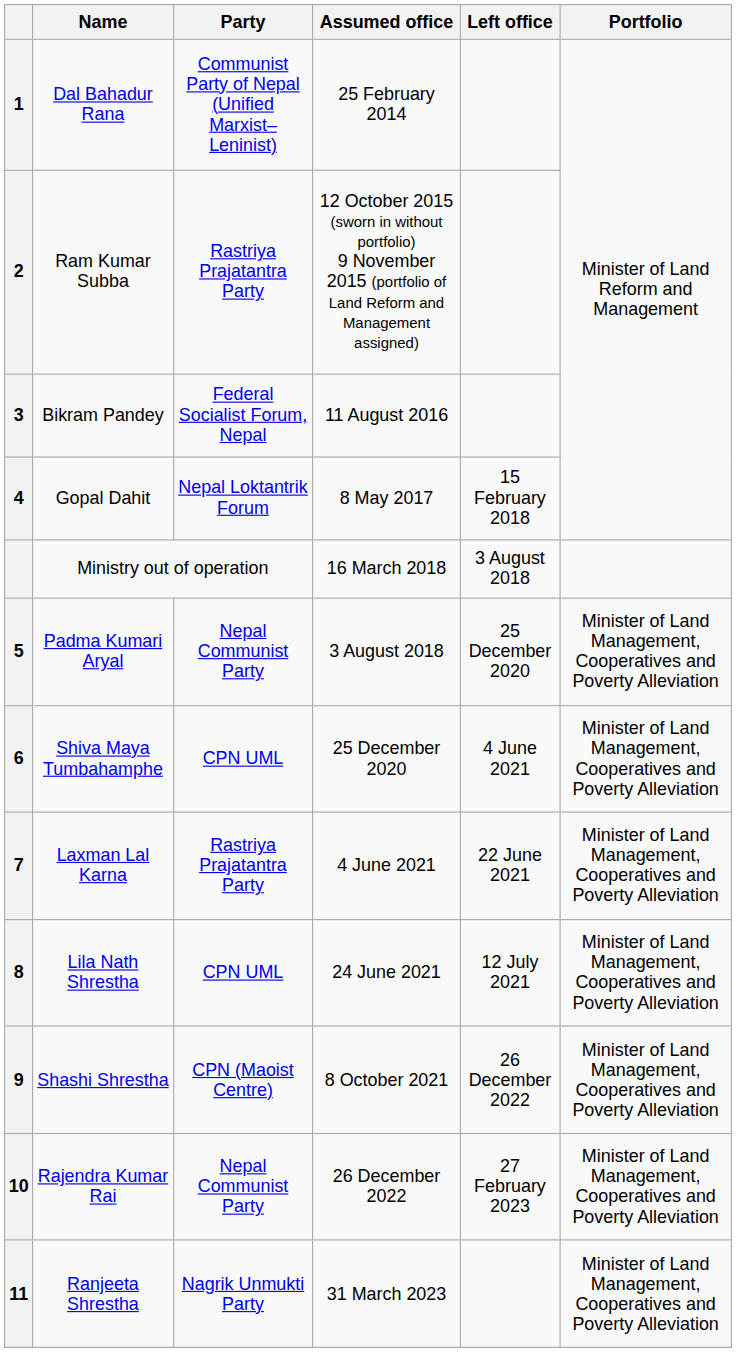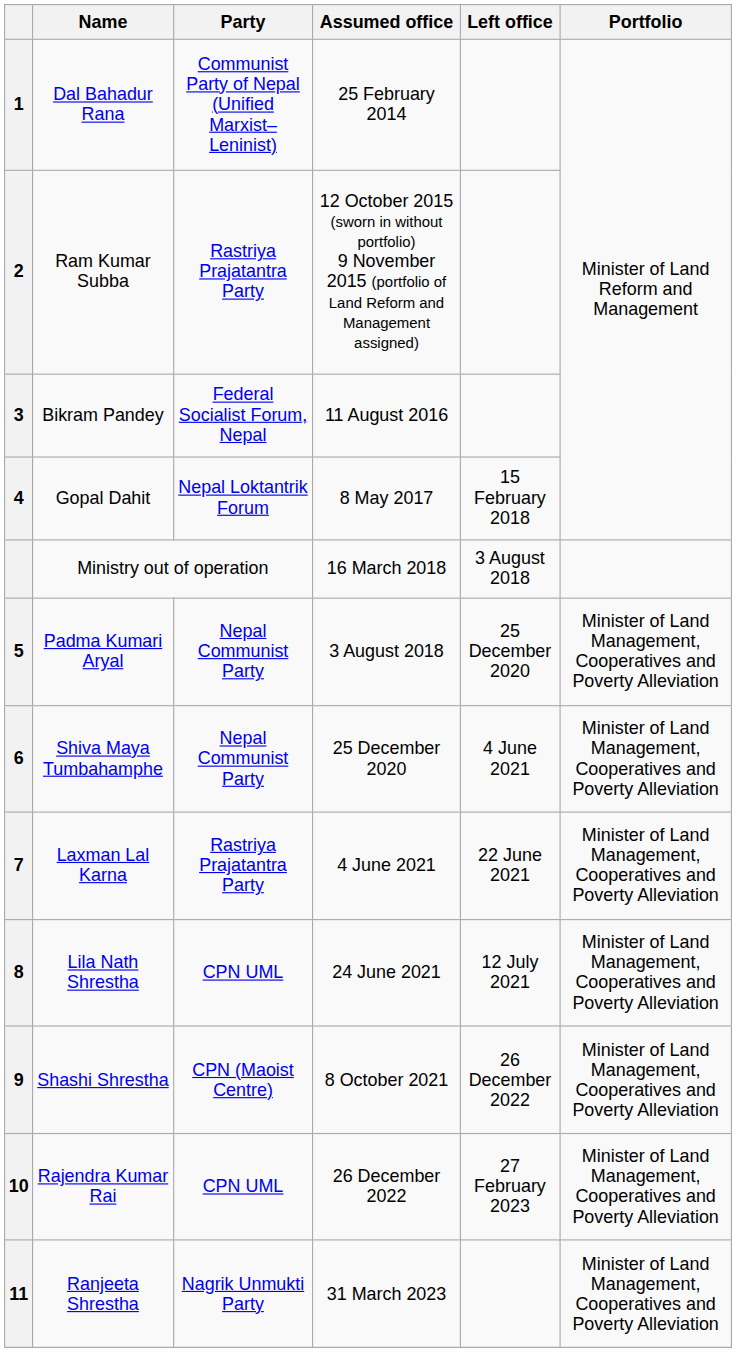(243, 758) CPN UML -> (243, 758) Nepal Communist Party
(243, 1186) Nepal Communist Party -> (243, 1186) CPN UML
